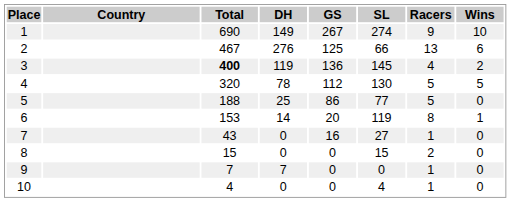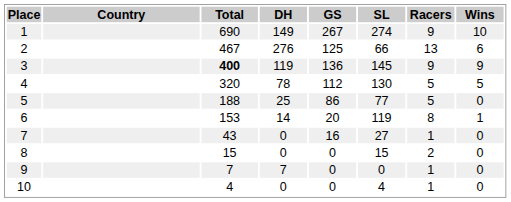(431, 66) 4 -> (431, 66) 9
(480, 66) 2 -> (480, 66) 9
